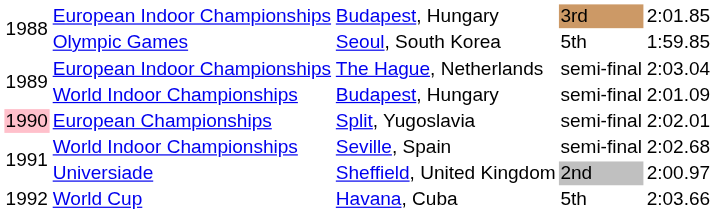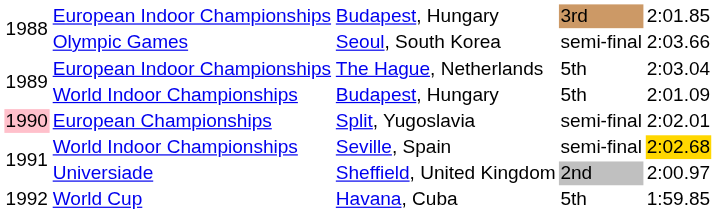(574, 42) 5th -> (601, 42) semi-final
(678, 42) 1:59.85 -> (678, 42) 2:03.66
(601, 68) semi-final -> (574, 68) 5th
(601, 94) semi-final -> (574, 94) 5th
(678, 147) no background -> (678, 147) gold background
(678, 199) 2:03.66 -> (678, 199) 1:59.85
